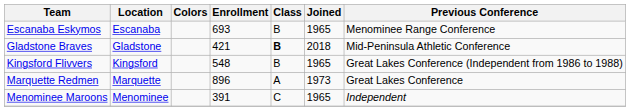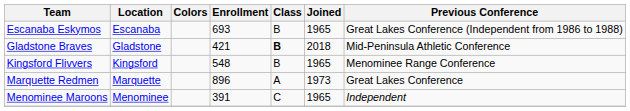(421, 30) Menominee Range Conference -> (485, 30) Great Lakes Conference (Independent from 1986 to 1988)
(485, 64) Great Lakes Conference (Independent from 1986 to 1988) -> (421, 64) Menominee Range Conference
